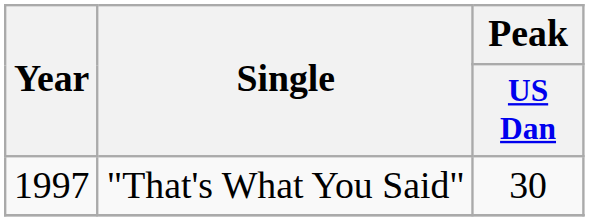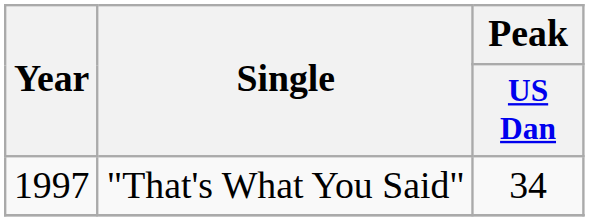(528, 184) 30 -> (528, 184) 34
